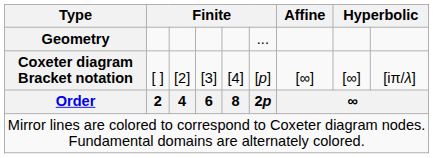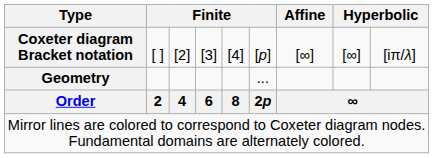rows swapped: (76, 39) <-> (76, 70)
